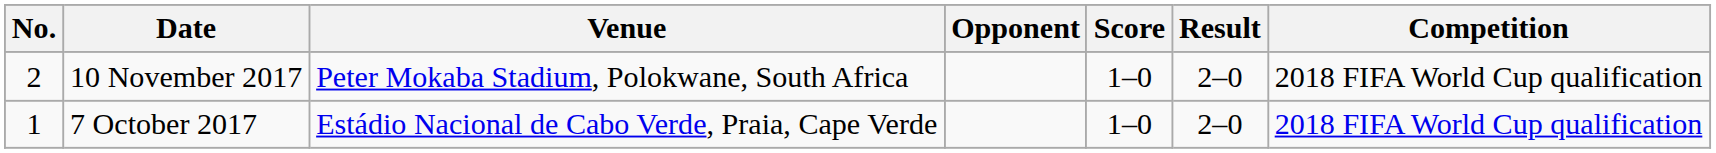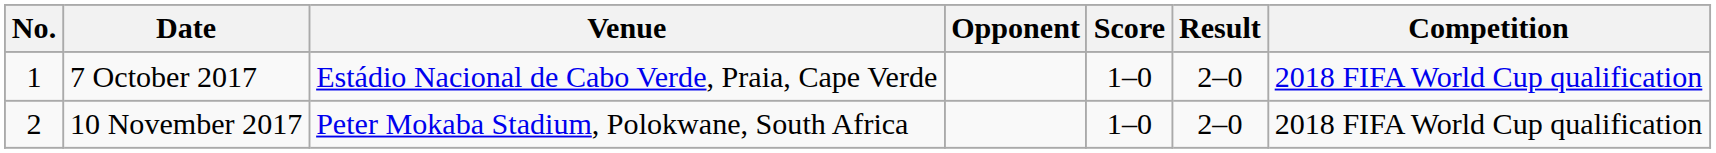rows swapped: (164, 123) <-> (186, 76)
